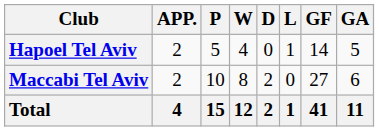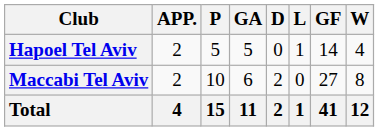columns swapped: (243, 19) <-> (355, 19)
